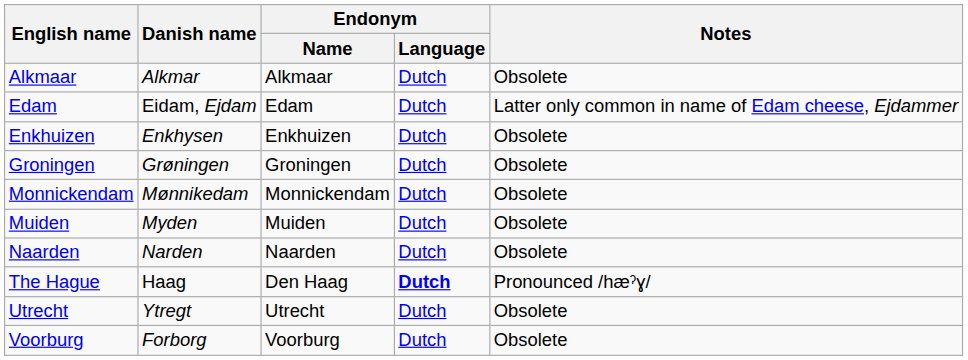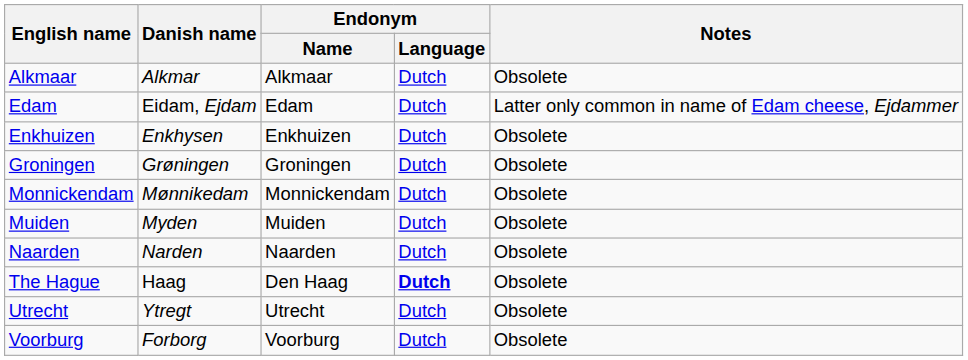(572, 281) Pronounced /hæˀɣ/ -> (531, 281) Obsolete
